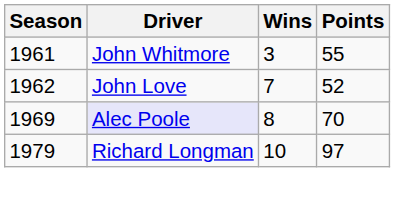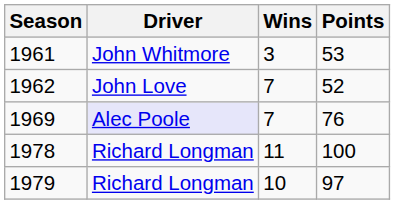(333, 54) 55 -> (333, 54) 53
(269, 119) 8 -> (269, 119) 7
(333, 119) 70 -> (333, 119) 76
+ row: (32, 151)
